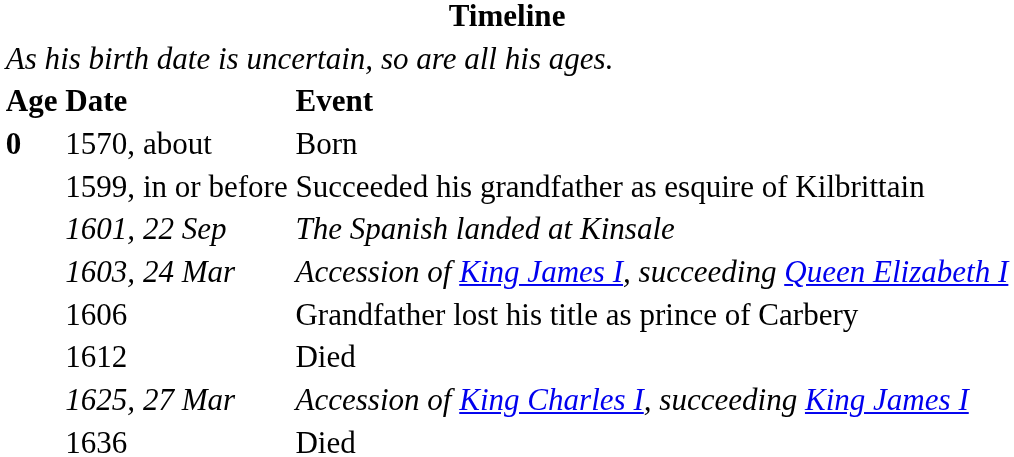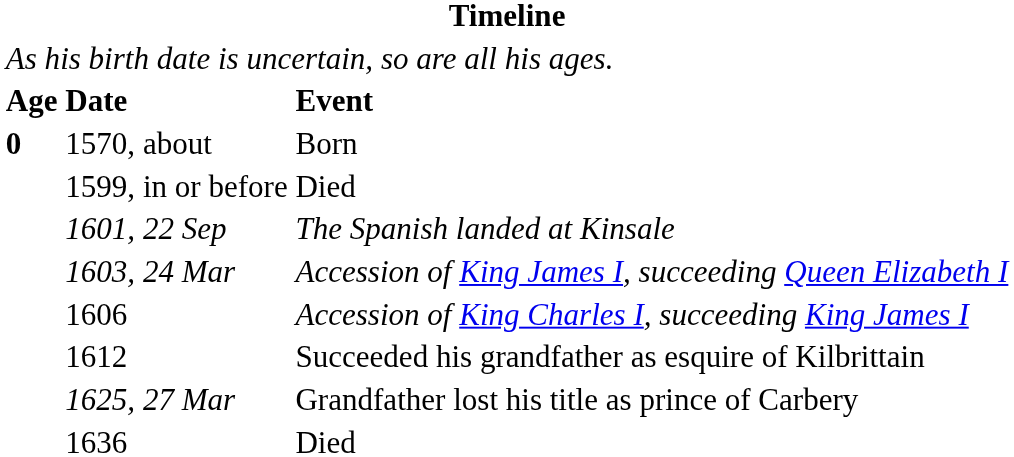(610, 186) Succeeded his grandfather as esquire of Kilbrittain -> (326, 186) Died
(577, 314) Grandfather lost his title as prince of Carbery -> (632, 314) Accession of King Charles I, succeeding King James I
(326, 357) Died -> (610, 357) Succeeded his grandfather as esquire of Kilbrittain
(632, 399) Accession of King Charles I, succeeding King James I -> (577, 399) Grandfather lost his title as prince of Carbery
